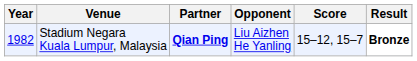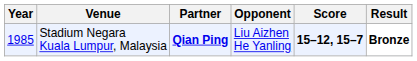(21, 40) 1982 -> (21, 40) 1985
(330, 40) normal -> (330, 40) bold
